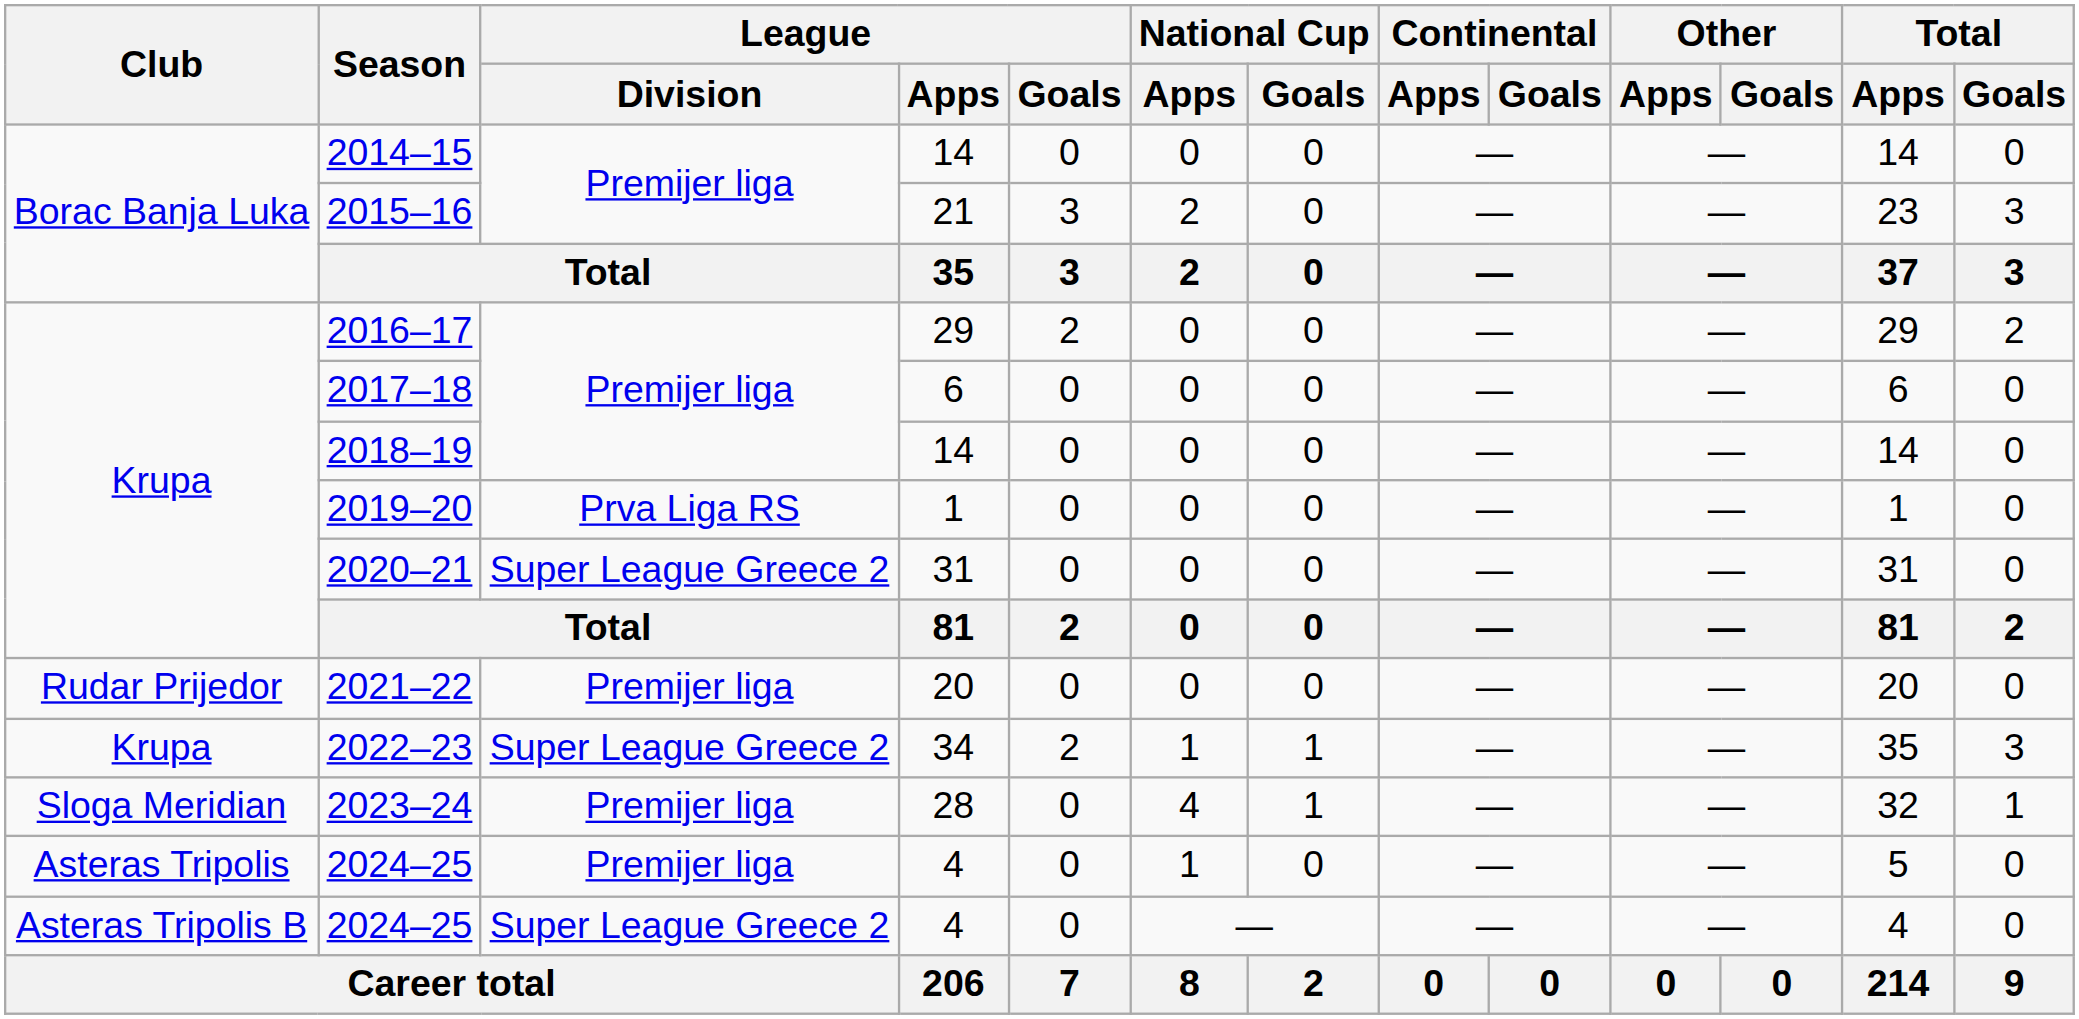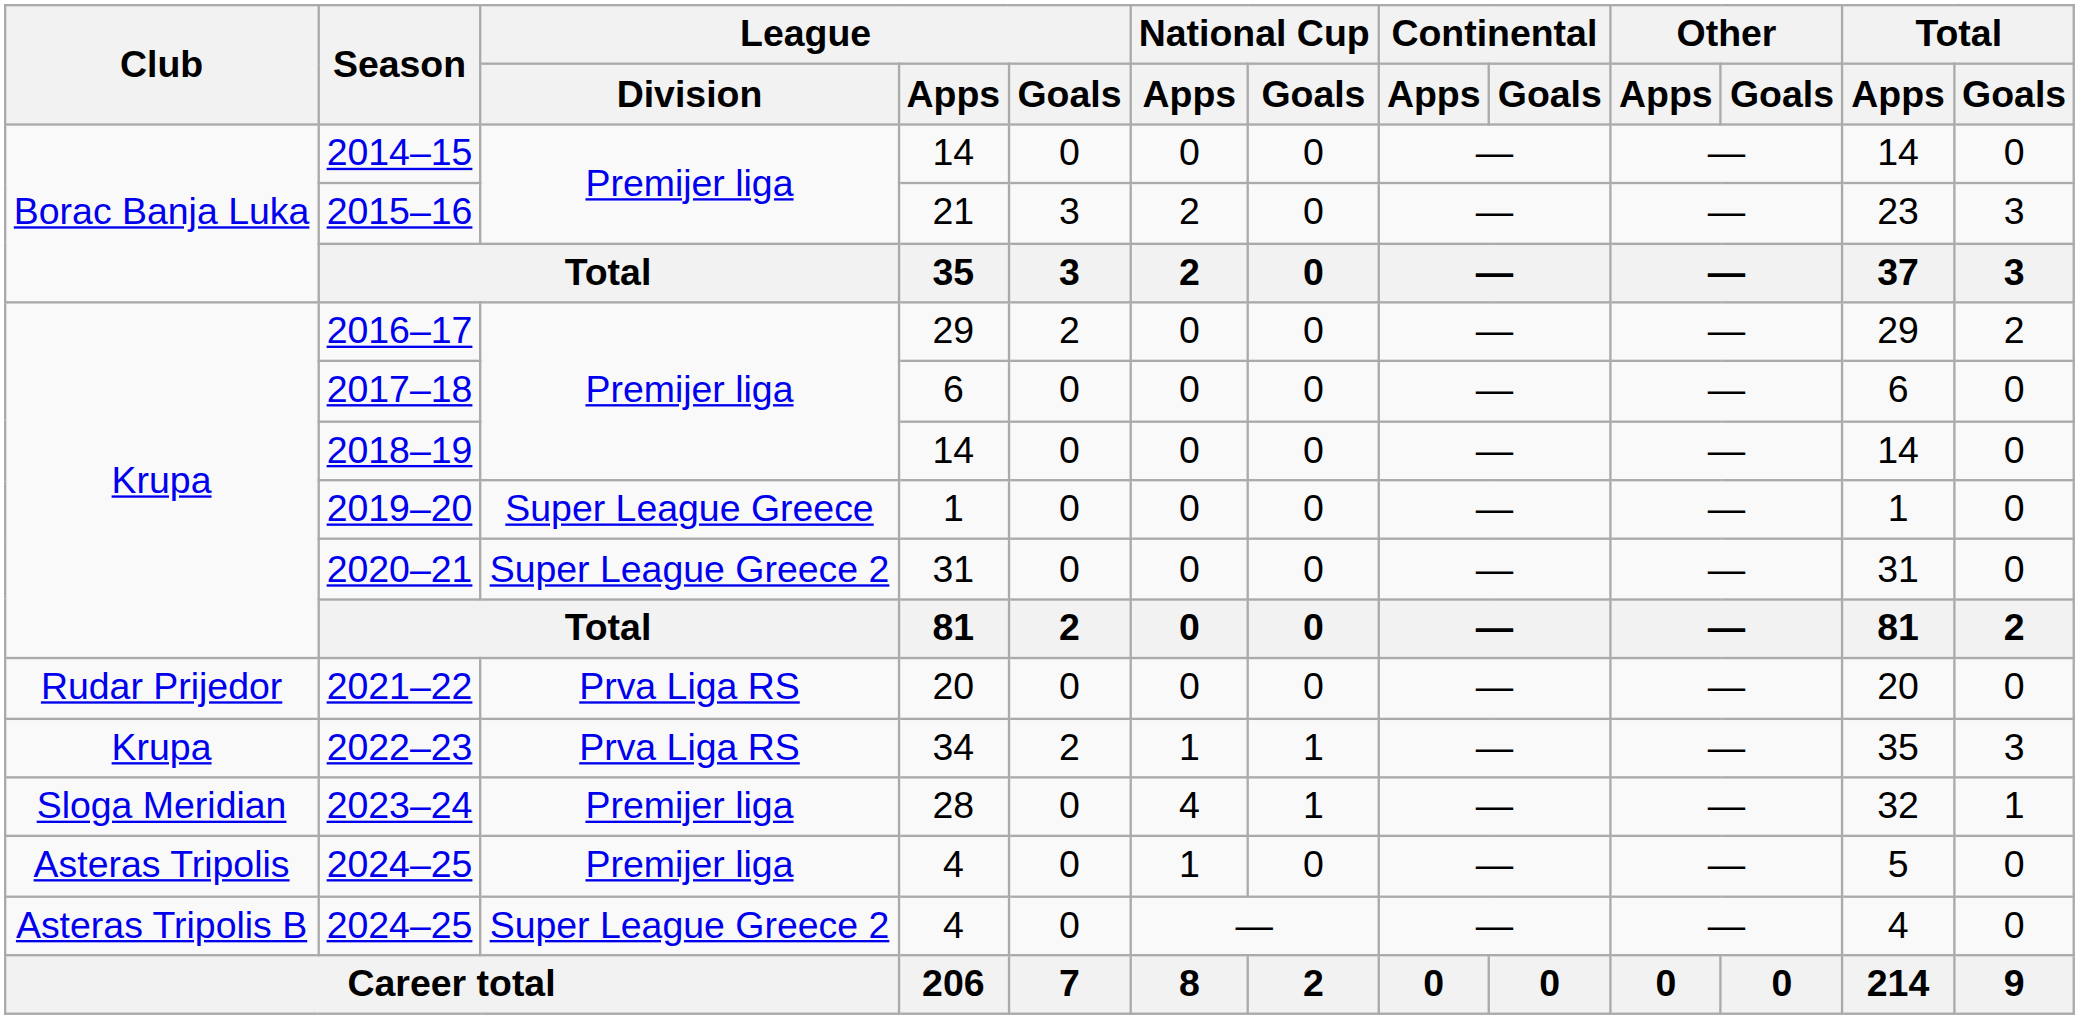(689, 509) Prva Liga RS -> (689, 509) Super League Greece
(689, 687) Premijer liga -> (689, 687) Prva Liga RS
(689, 746) Super League Greece 2 -> (689, 746) Prva Liga RS
